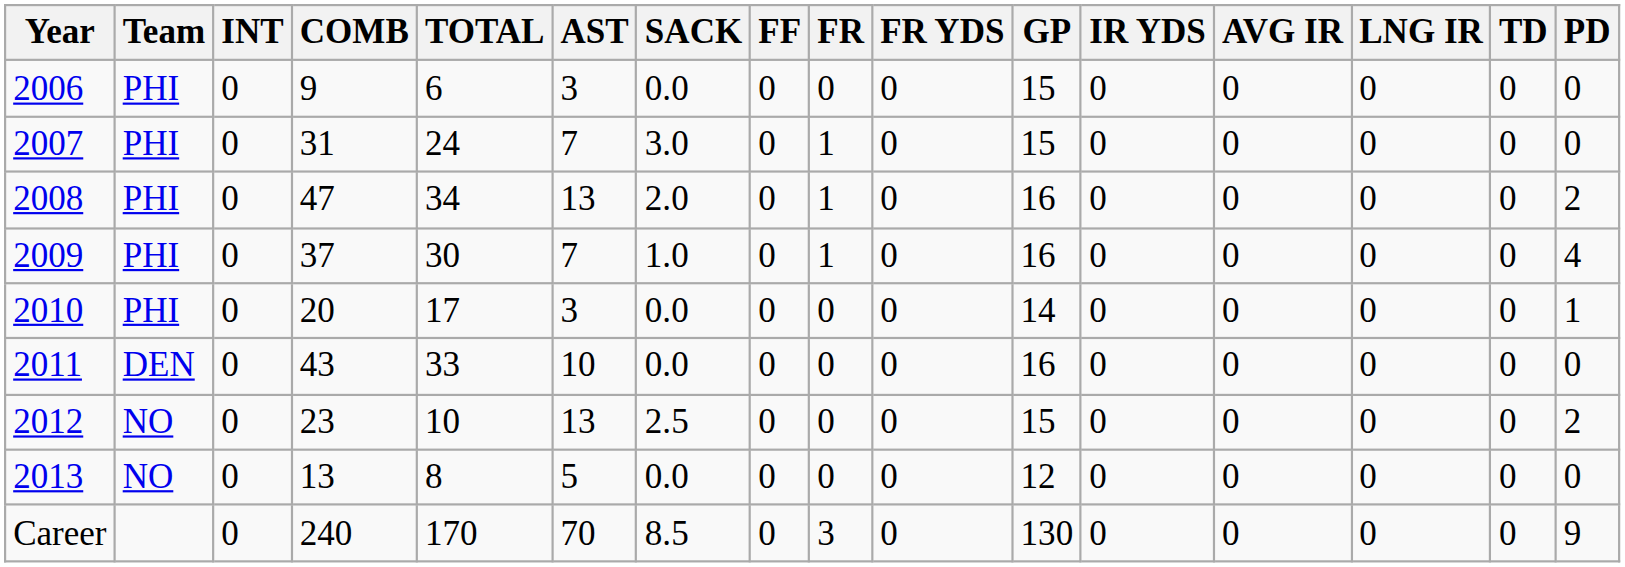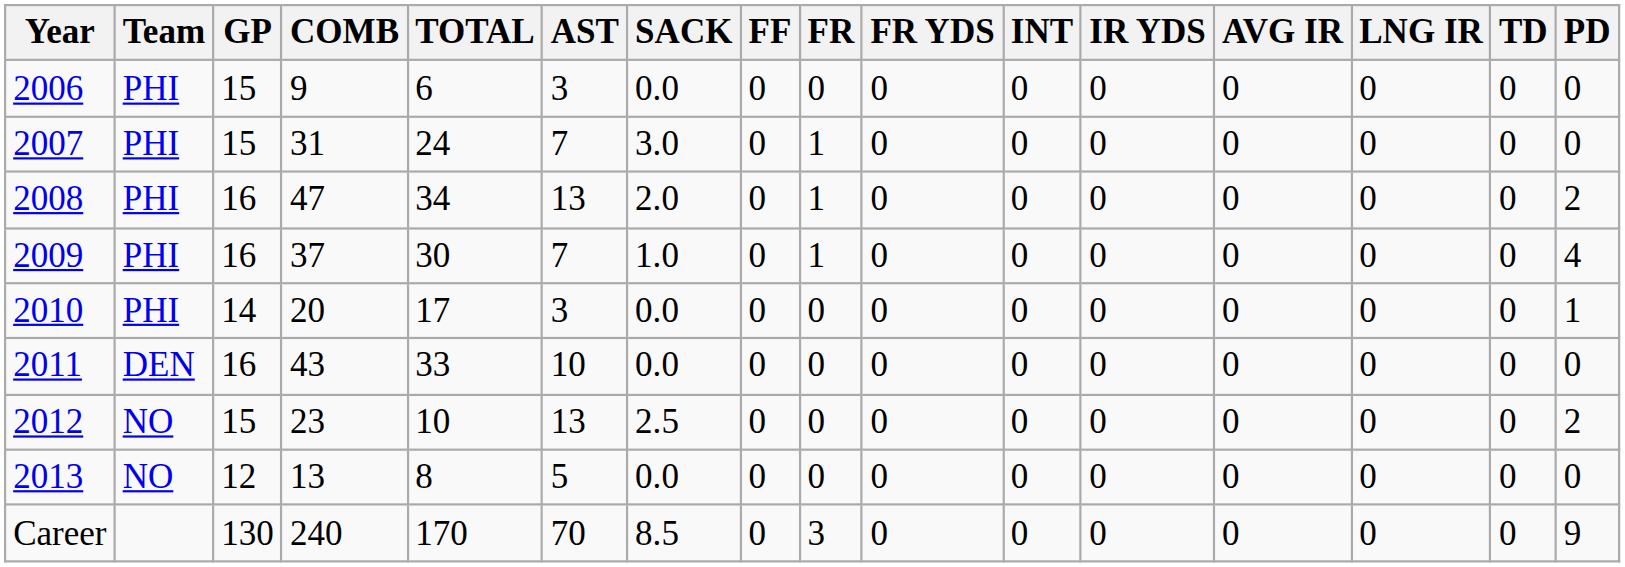columns swapped: (1047, 32) <-> (252, 32)
